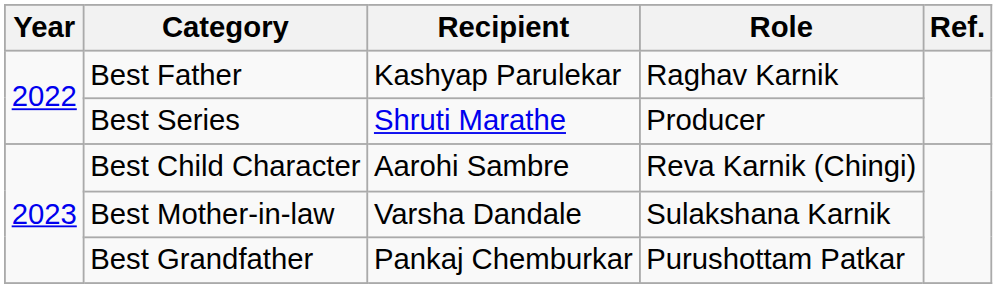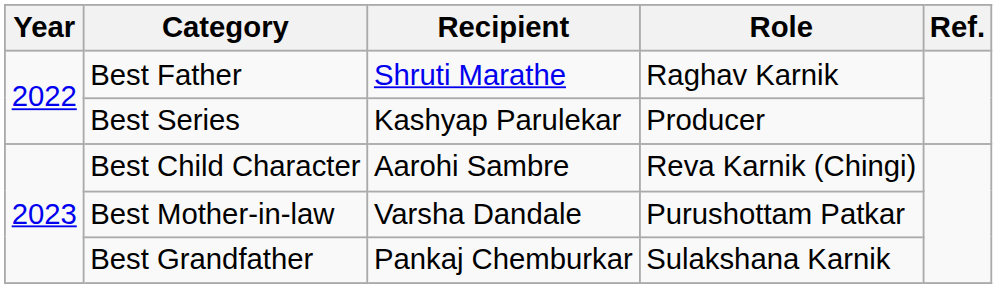(498, 74) Kashyap Parulekar -> (470, 74) Shruti Marathe
(470, 120) Shruti Marathe -> (498, 120) Kashyap Parulekar
(768, 213) Sulakshana Karnik -> (776, 213) Purushottam Patkar
(776, 259) Purushottam Patkar -> (768, 259) Sulakshana Karnik
